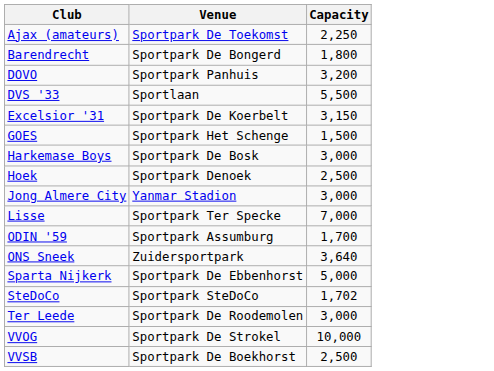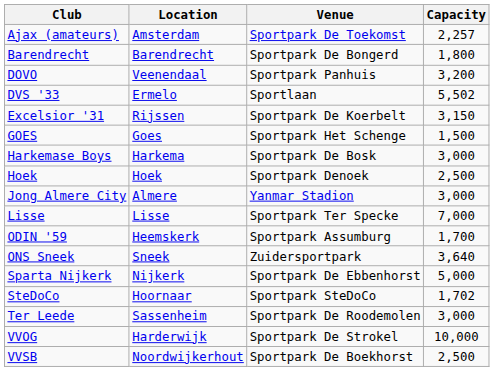+ column: (188, 15)
(339, 35) 2,250 -> (456, 35) 2,257
(339, 95) 5,500 -> (456, 95) 5,502
